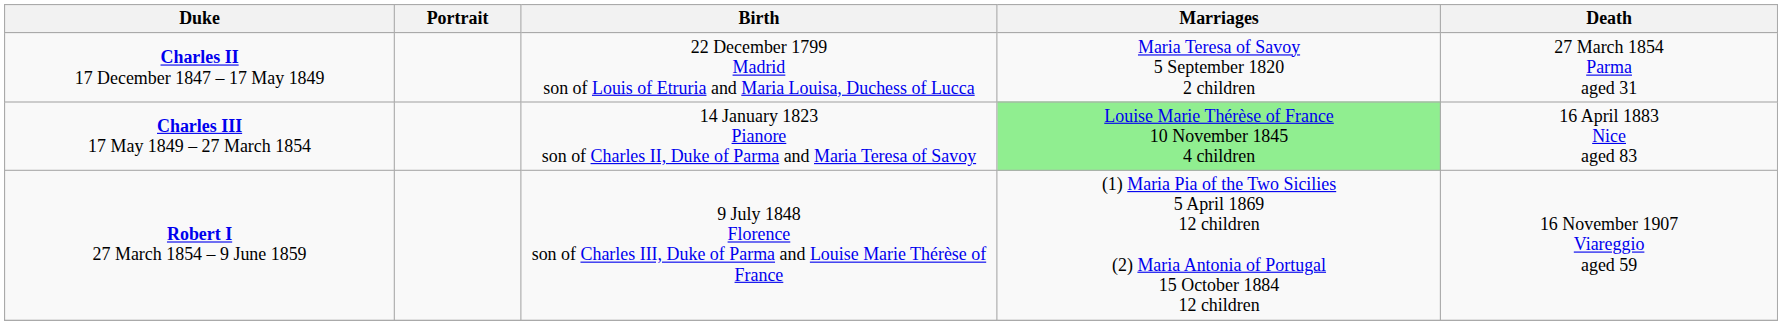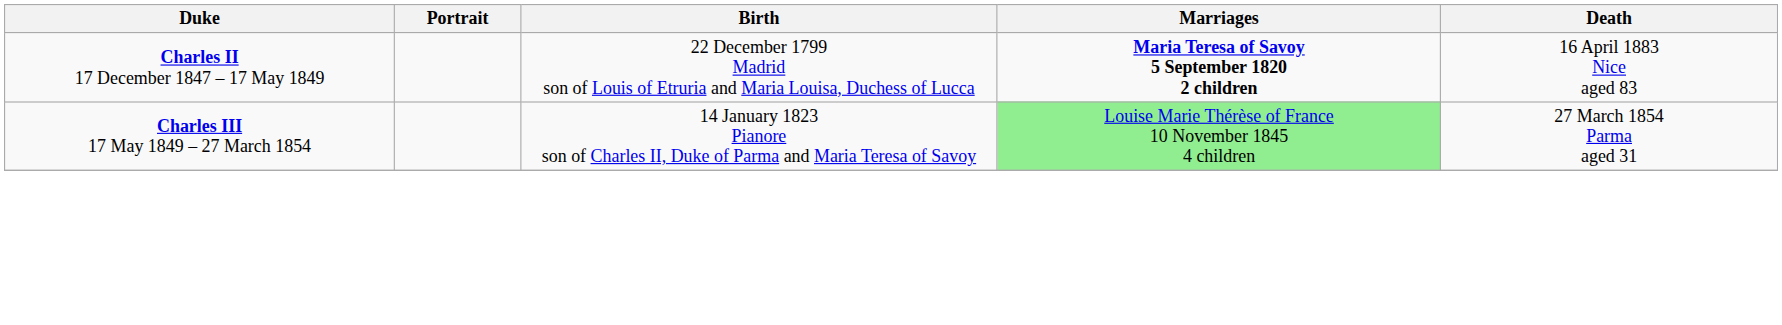(1219, 67) normal -> (1219, 67) bold
(1609, 67) 27 March 1854 Parma aged 31 -> (1609, 67) 16 April 1883 Nice aged 83
(1609, 136) 16 April 1883 Nice aged 83 -> (1609, 136) 27 March 1854 Parma aged 31
- row: (200, 245)
